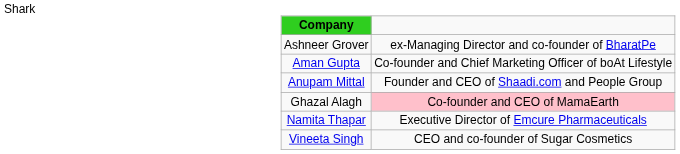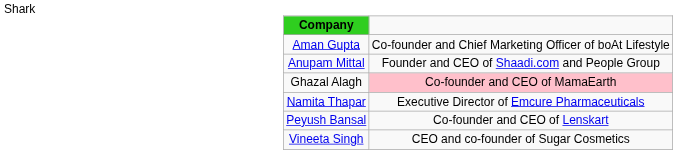- row: (326, 44)
+ row: (326, 120)
